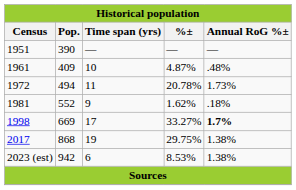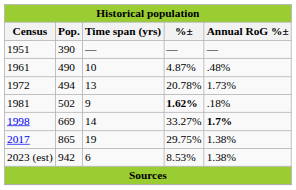(66, 67) 409 -> (66, 67) 490
(90, 85) 11 -> (91, 85) 13
(66, 103) 552 -> (66, 103) 502
(181, 103) normal -> (182, 103) bold
(91, 121) 17 -> (91, 121) 14
(66, 139) 868 -> (66, 139) 865
